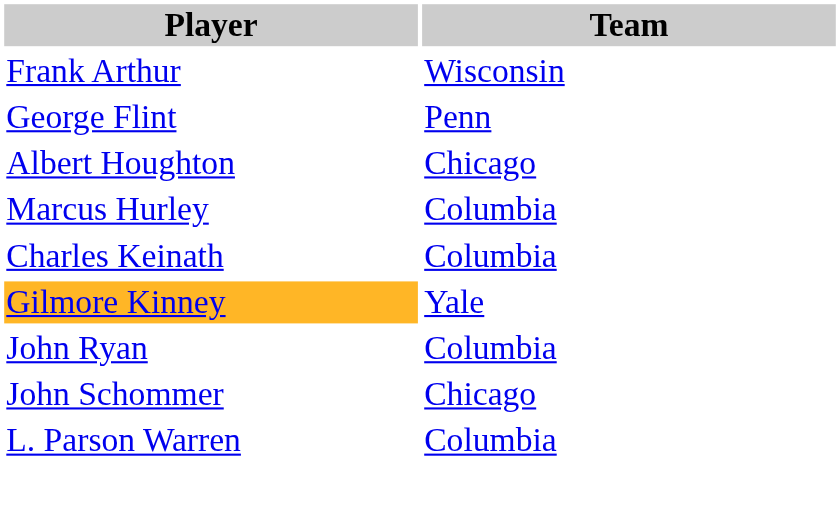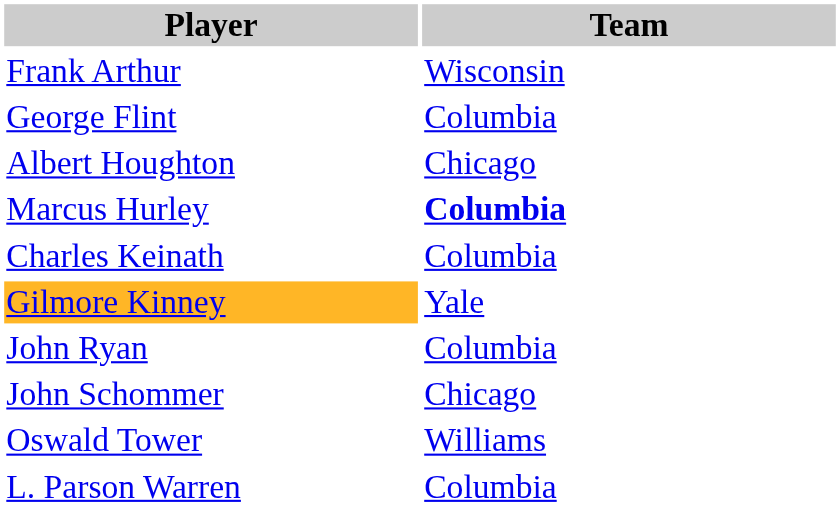(458, 117) Penn -> (490, 117) Columbia
(490, 209) normal -> (495, 209) bold
+ row: (104, 440)
